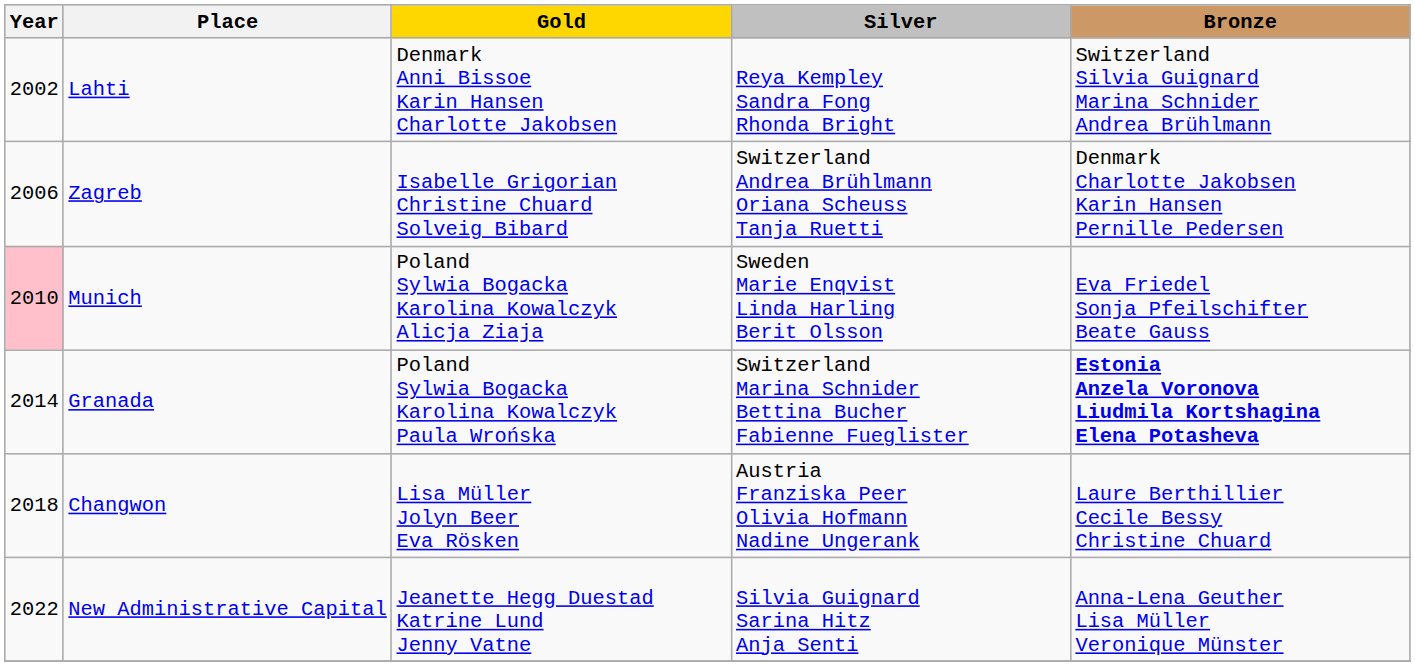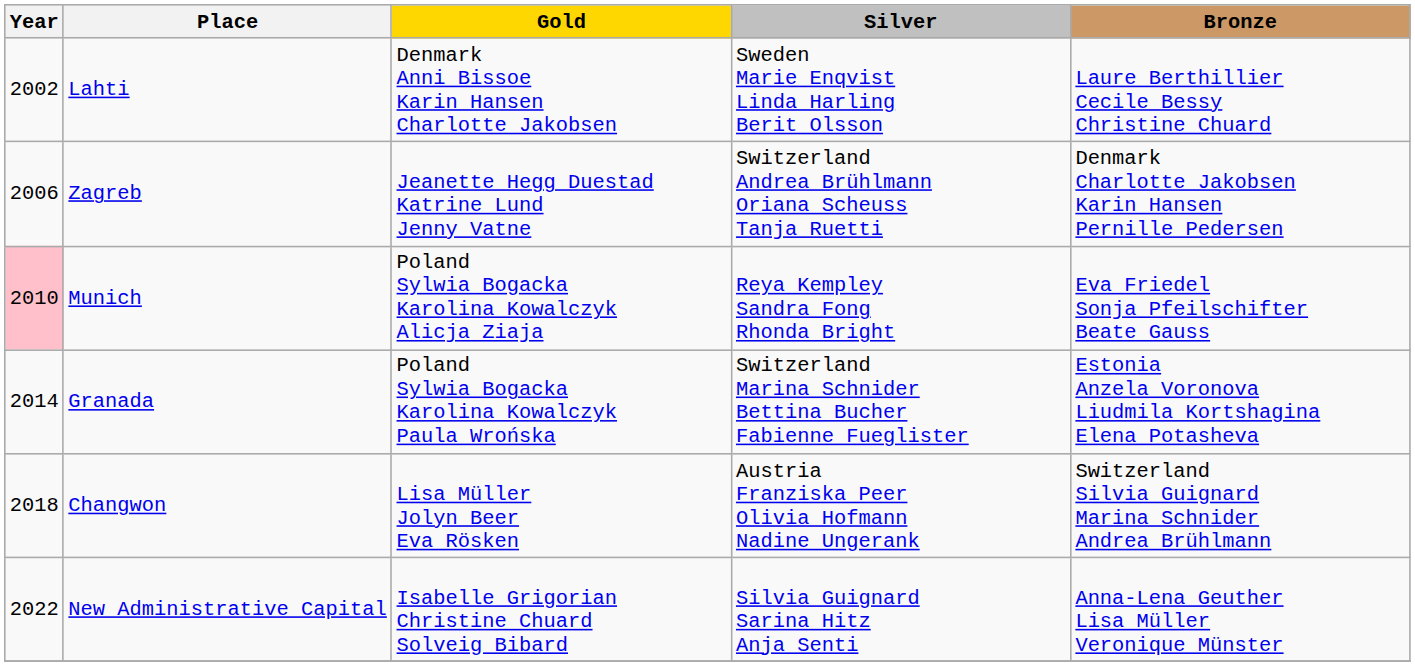(816, 102) Reya Kempley Sandra Fong Rhonda Bright -> (816, 90) Sweden Marie Enqvist Linda Harling Berit Olsson
(1173, 90) Switzerland Silvia Guignard Marina Schnider Andrea Brühlmann -> (1179, 102) Laure Berthillier Cecile Bessy Christine Chuard
(507, 206) Isabelle Grigorian Christine Chuard Solveig Bibard -> (525, 206) Jeanette Hegg Duestad Katrine Lund Jenny Vatne
(816, 298) Sweden Marie Enqvist Linda Harling Berit Olsson -> (816, 310) Reya Kempley Sandra Fong Rhonda Bright
(1198, 402) bold -> (1198, 402) normal
(1179, 517) Laure Berthillier Cecile Bessy Christine Chuard -> (1173, 506) Switzerland Silvia Guignard Marina Schnider Andrea Brühlmann
(525, 621) Jeanette Hegg Duestad Katrine Lund Jenny Vatne -> (507, 621) Isabelle Grigorian Christine Chuard Solveig Bibard
